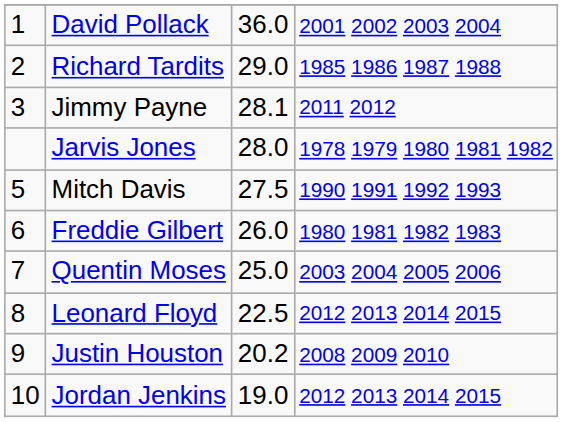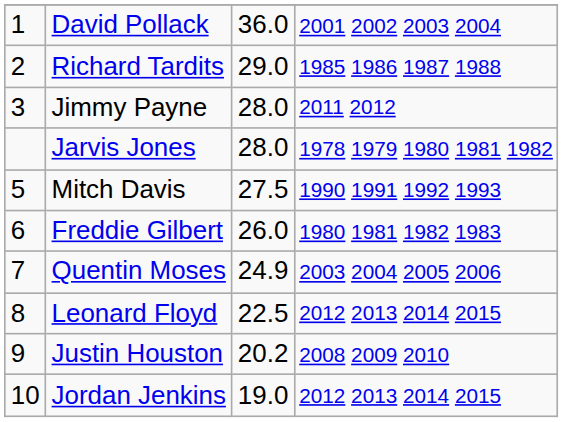(263, 107) 28.1 -> (263, 107) 28.0
(263, 271) 25.0 -> (263, 271) 24.9
